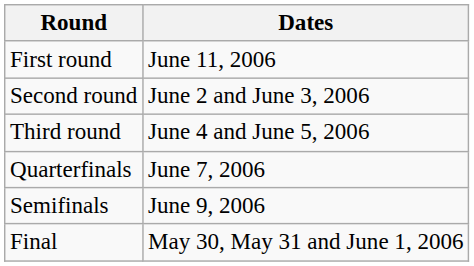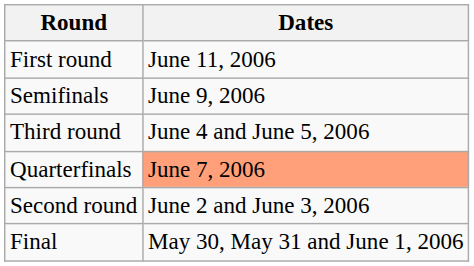rows swapped: (74, 95) <-> (59, 205)
(207, 168) no background -> (207, 168) lightsalmon background
